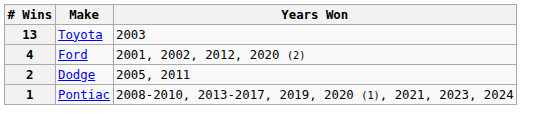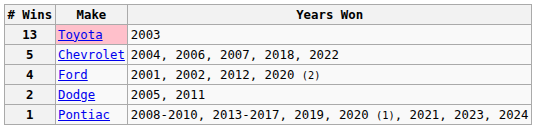(80, 35) no background -> (80, 35) pink background
+ row: (30, 55)
